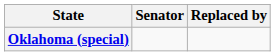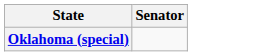- column: (229, 16)
